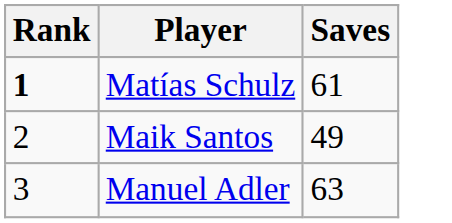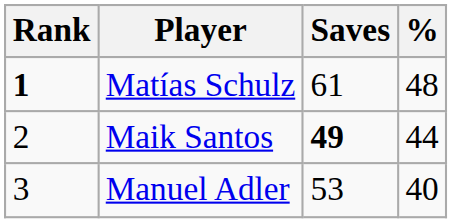+ column: (422, 30)
(327, 136) normal -> (327, 136) bold
(327, 189) 63 -> (327, 189) 53
